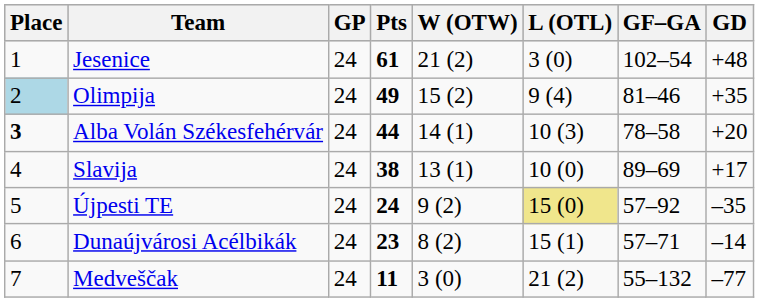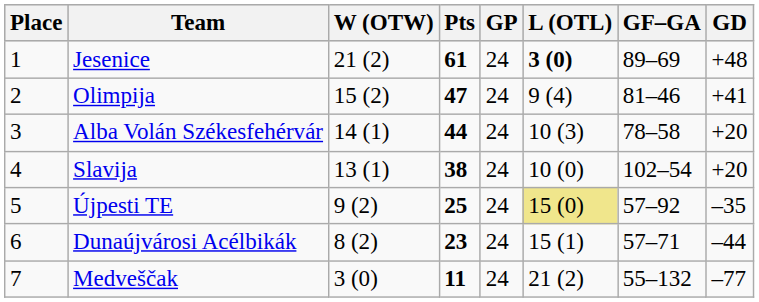columns swapped: (350, 22) <-> (468, 22)
(550, 59) normal -> (550, 59) bold
(657, 59) 102–54 -> (652, 59) 89–69
(16, 95) lightblue background -> (16, 95) no background
(388, 95) 49 -> (456, 95) 47
(729, 95) +35 -> (729, 95) +41
(16, 132) bold -> (16, 132) normal
(652, 168) 89–69 -> (657, 168) 102–54
(729, 168) +17 -> (729, 168) +20
(388, 205) 24 -> (456, 205) 25
(729, 242) –14 -> (729, 242) –44
